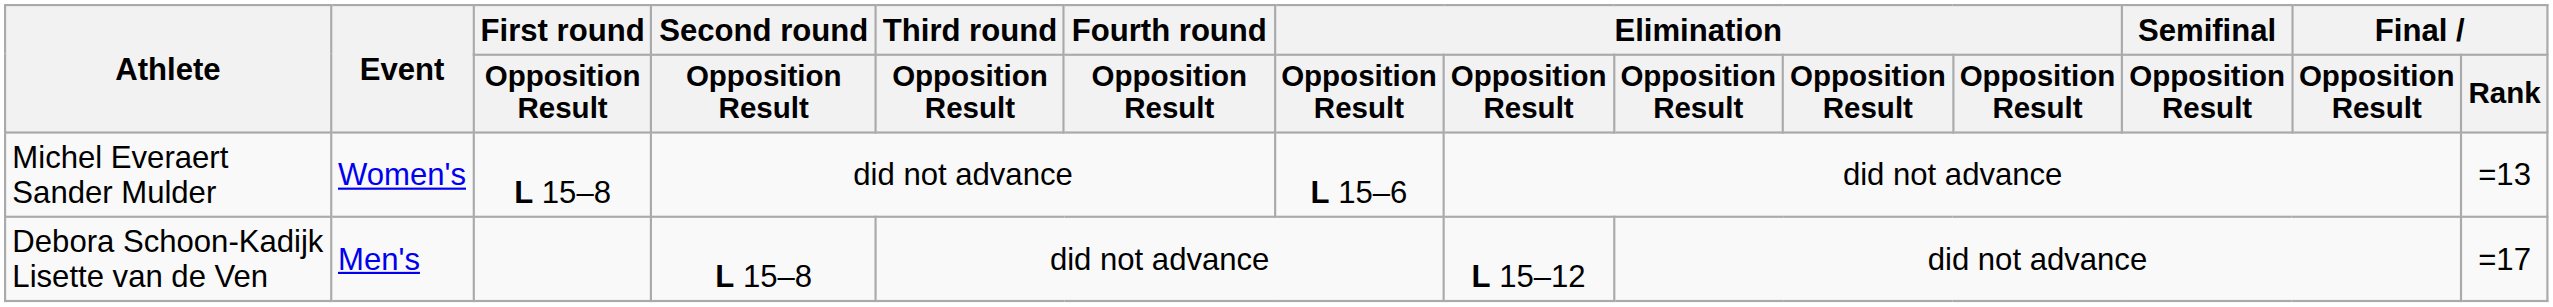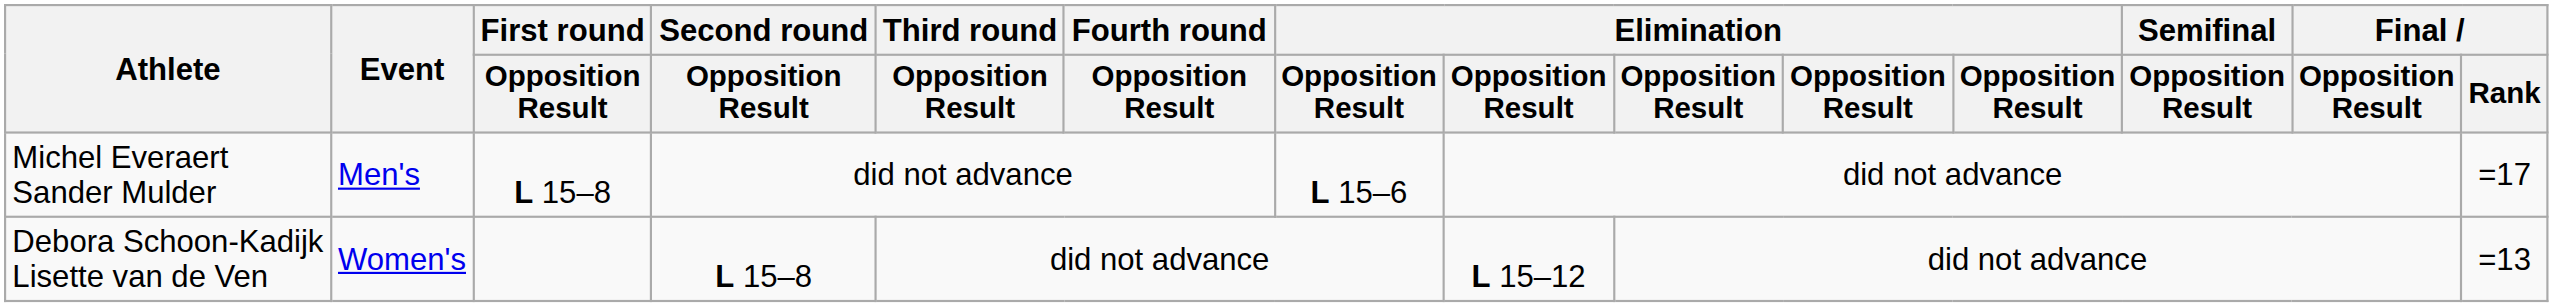(402, 175) Women's -> (379, 175) Men's
(2505, 175) =13 -> (2505, 175) =17
(379, 259) Men's -> (402, 259) Women's
(2505, 259) =17 -> (2505, 259) =13
